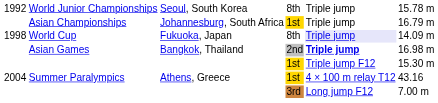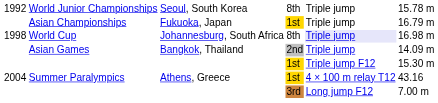(222, 22) Johannesburg, South Africa -> (196, 22) Fukuoka, Japan
(196, 36) Fukuoka, Japan -> (222, 36) Johannesburg, South Africa
(416, 36) 14.09 m -> (416, 36) 16.98 m
(333, 50) bold -> (330, 50) normal
(416, 50) 16.98 m -> (416, 50) 14.09 m
